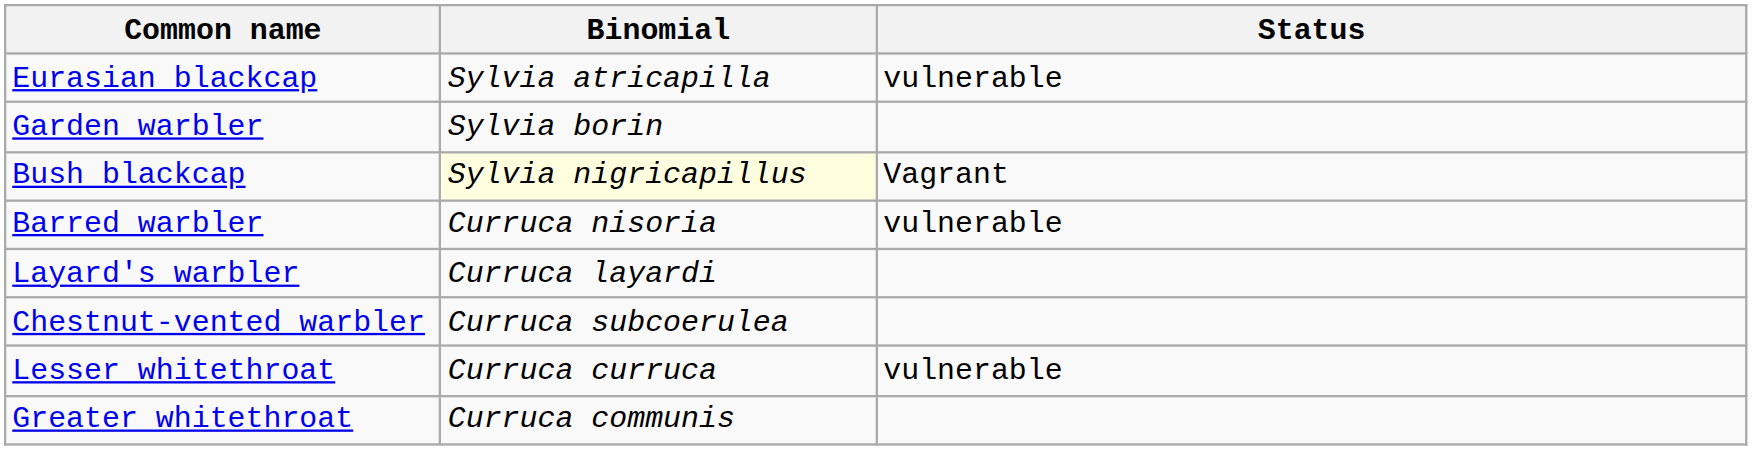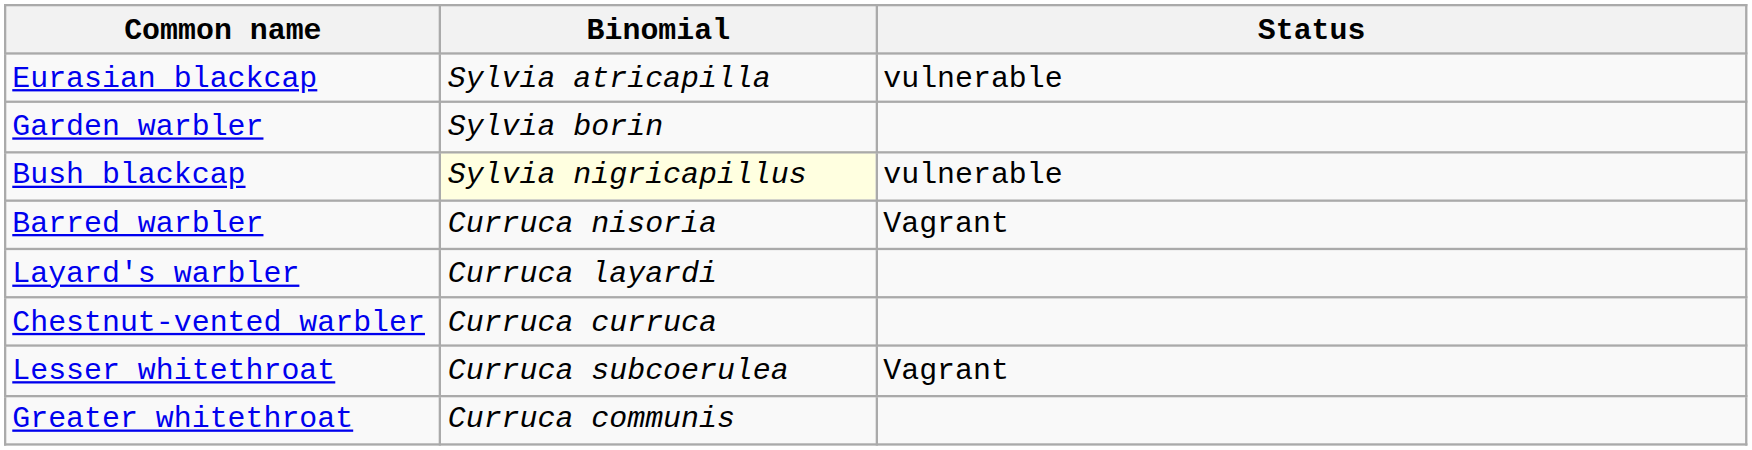(946, 176) Vagrant -> (973, 176) vulnerable
(973, 224) vulnerable -> (946, 224) Vagrant
(618, 322) Curruca subcoerulea -> (582, 322) Curruca curruca
(582, 371) Curruca curruca -> (618, 371) Curruca subcoerulea
(973, 371) vulnerable -> (946, 371) Vagrant
